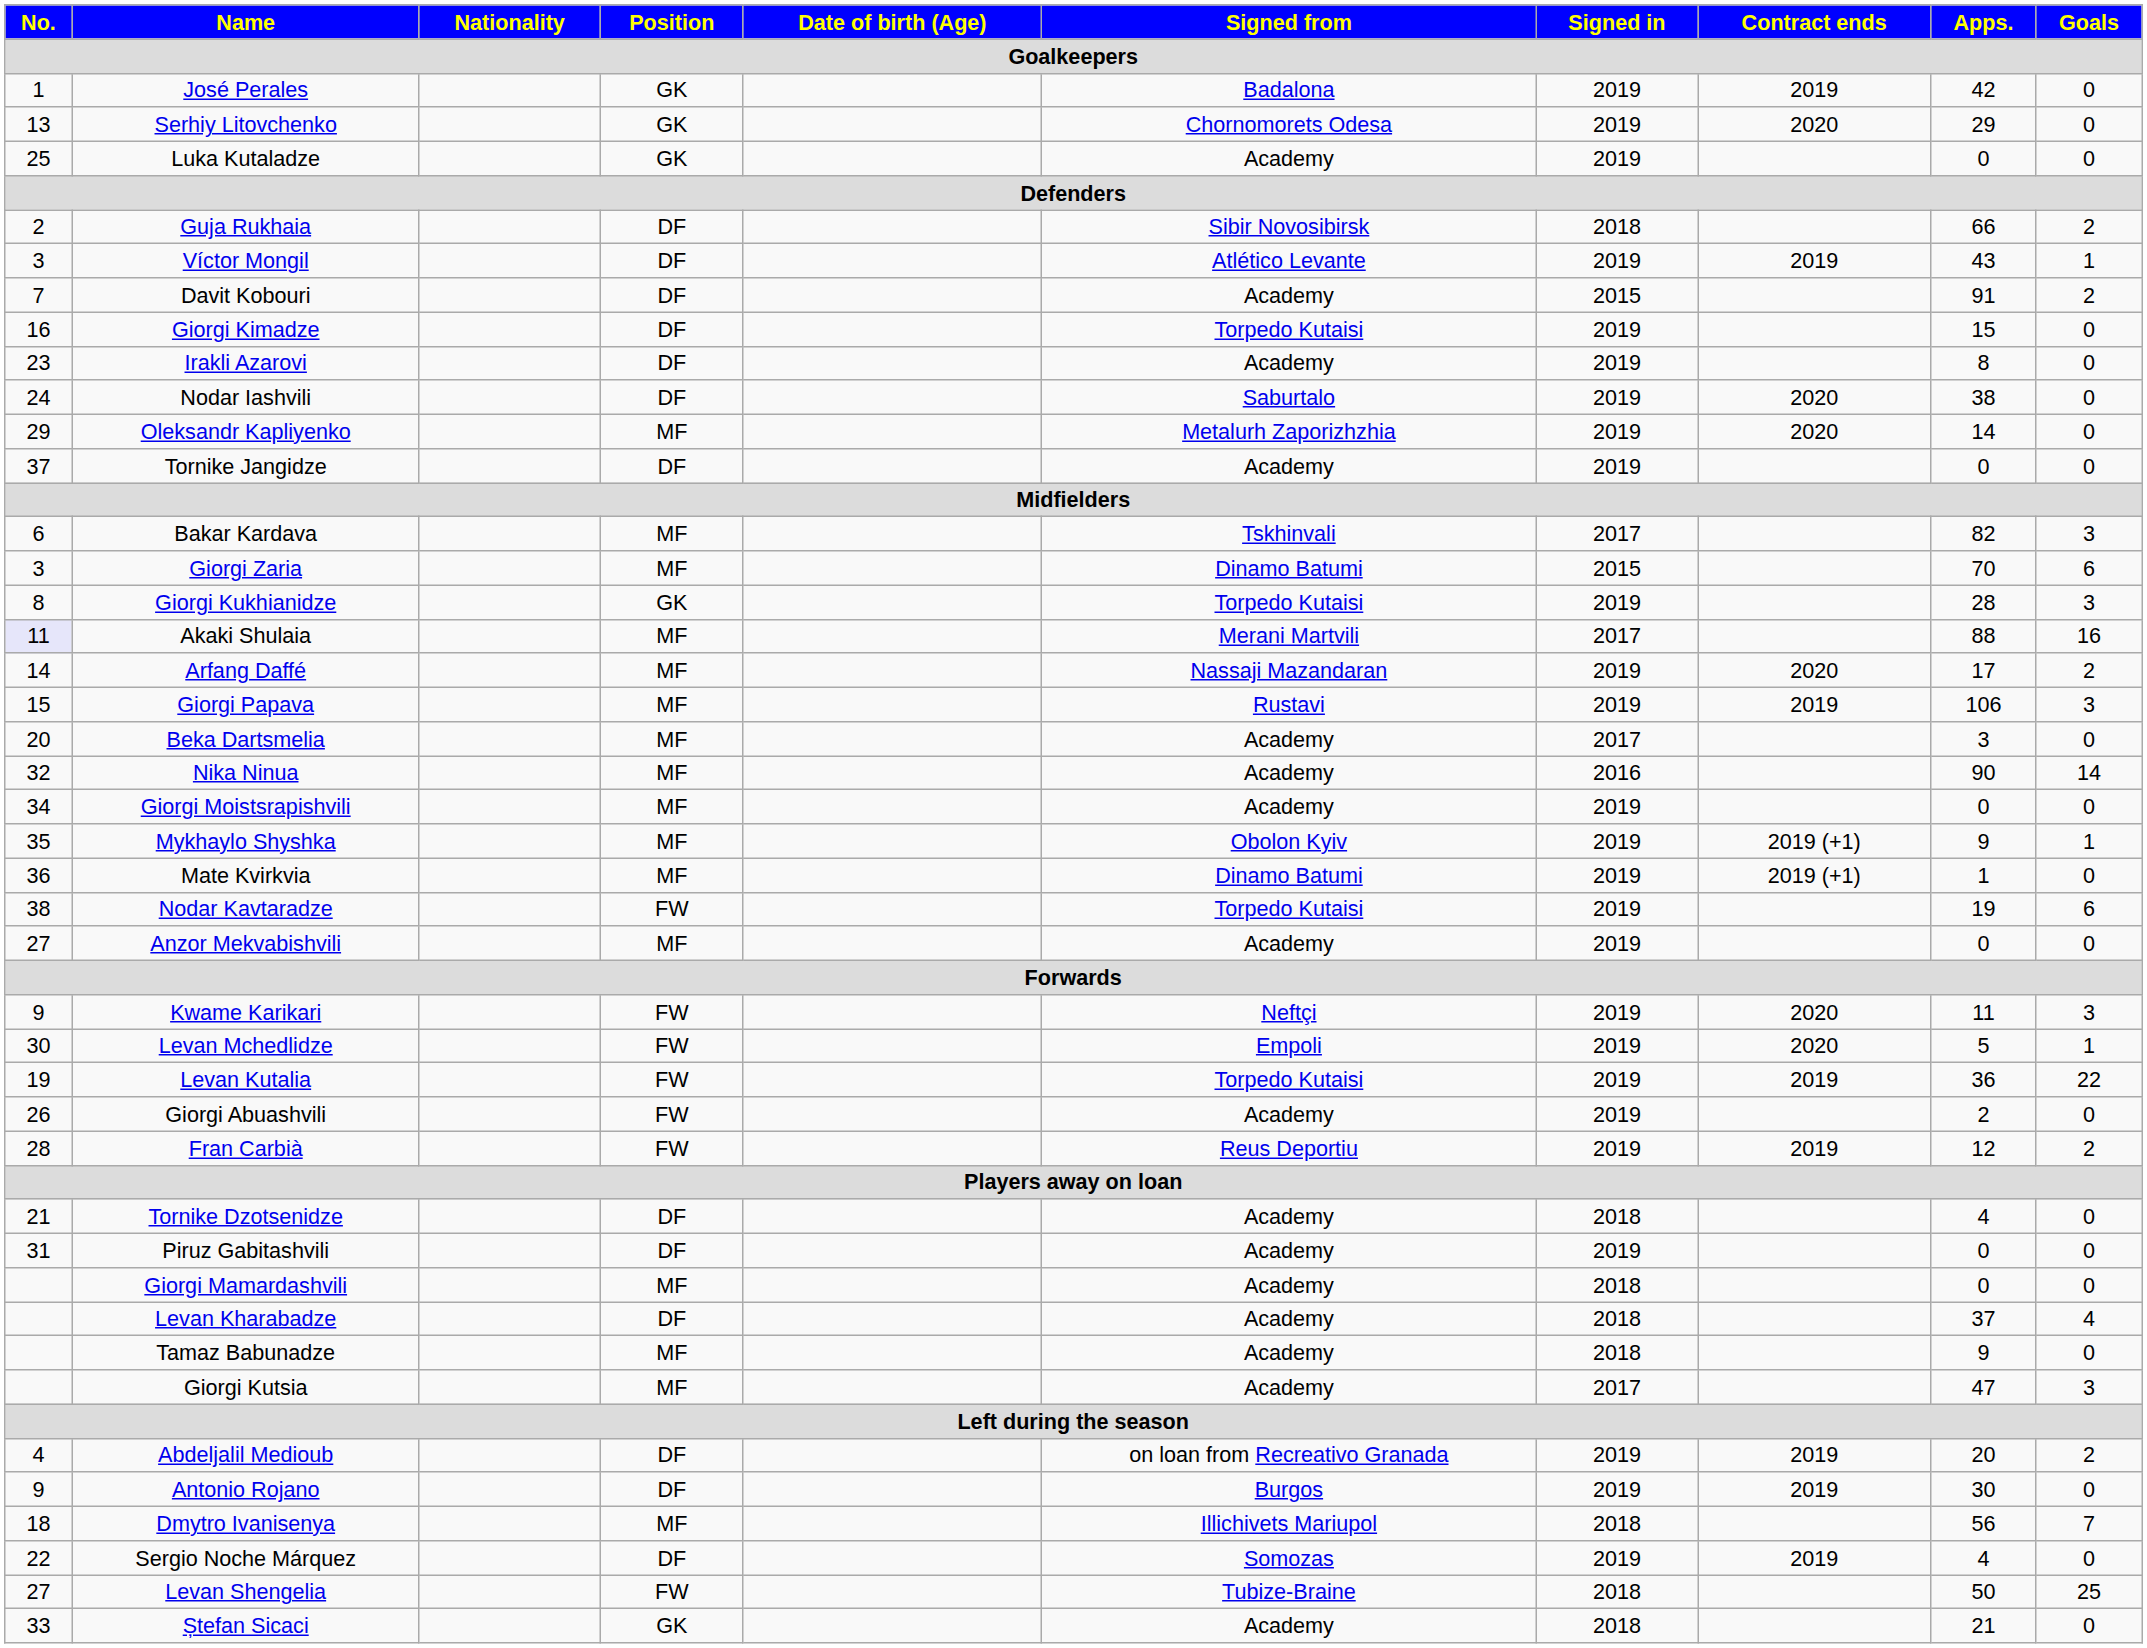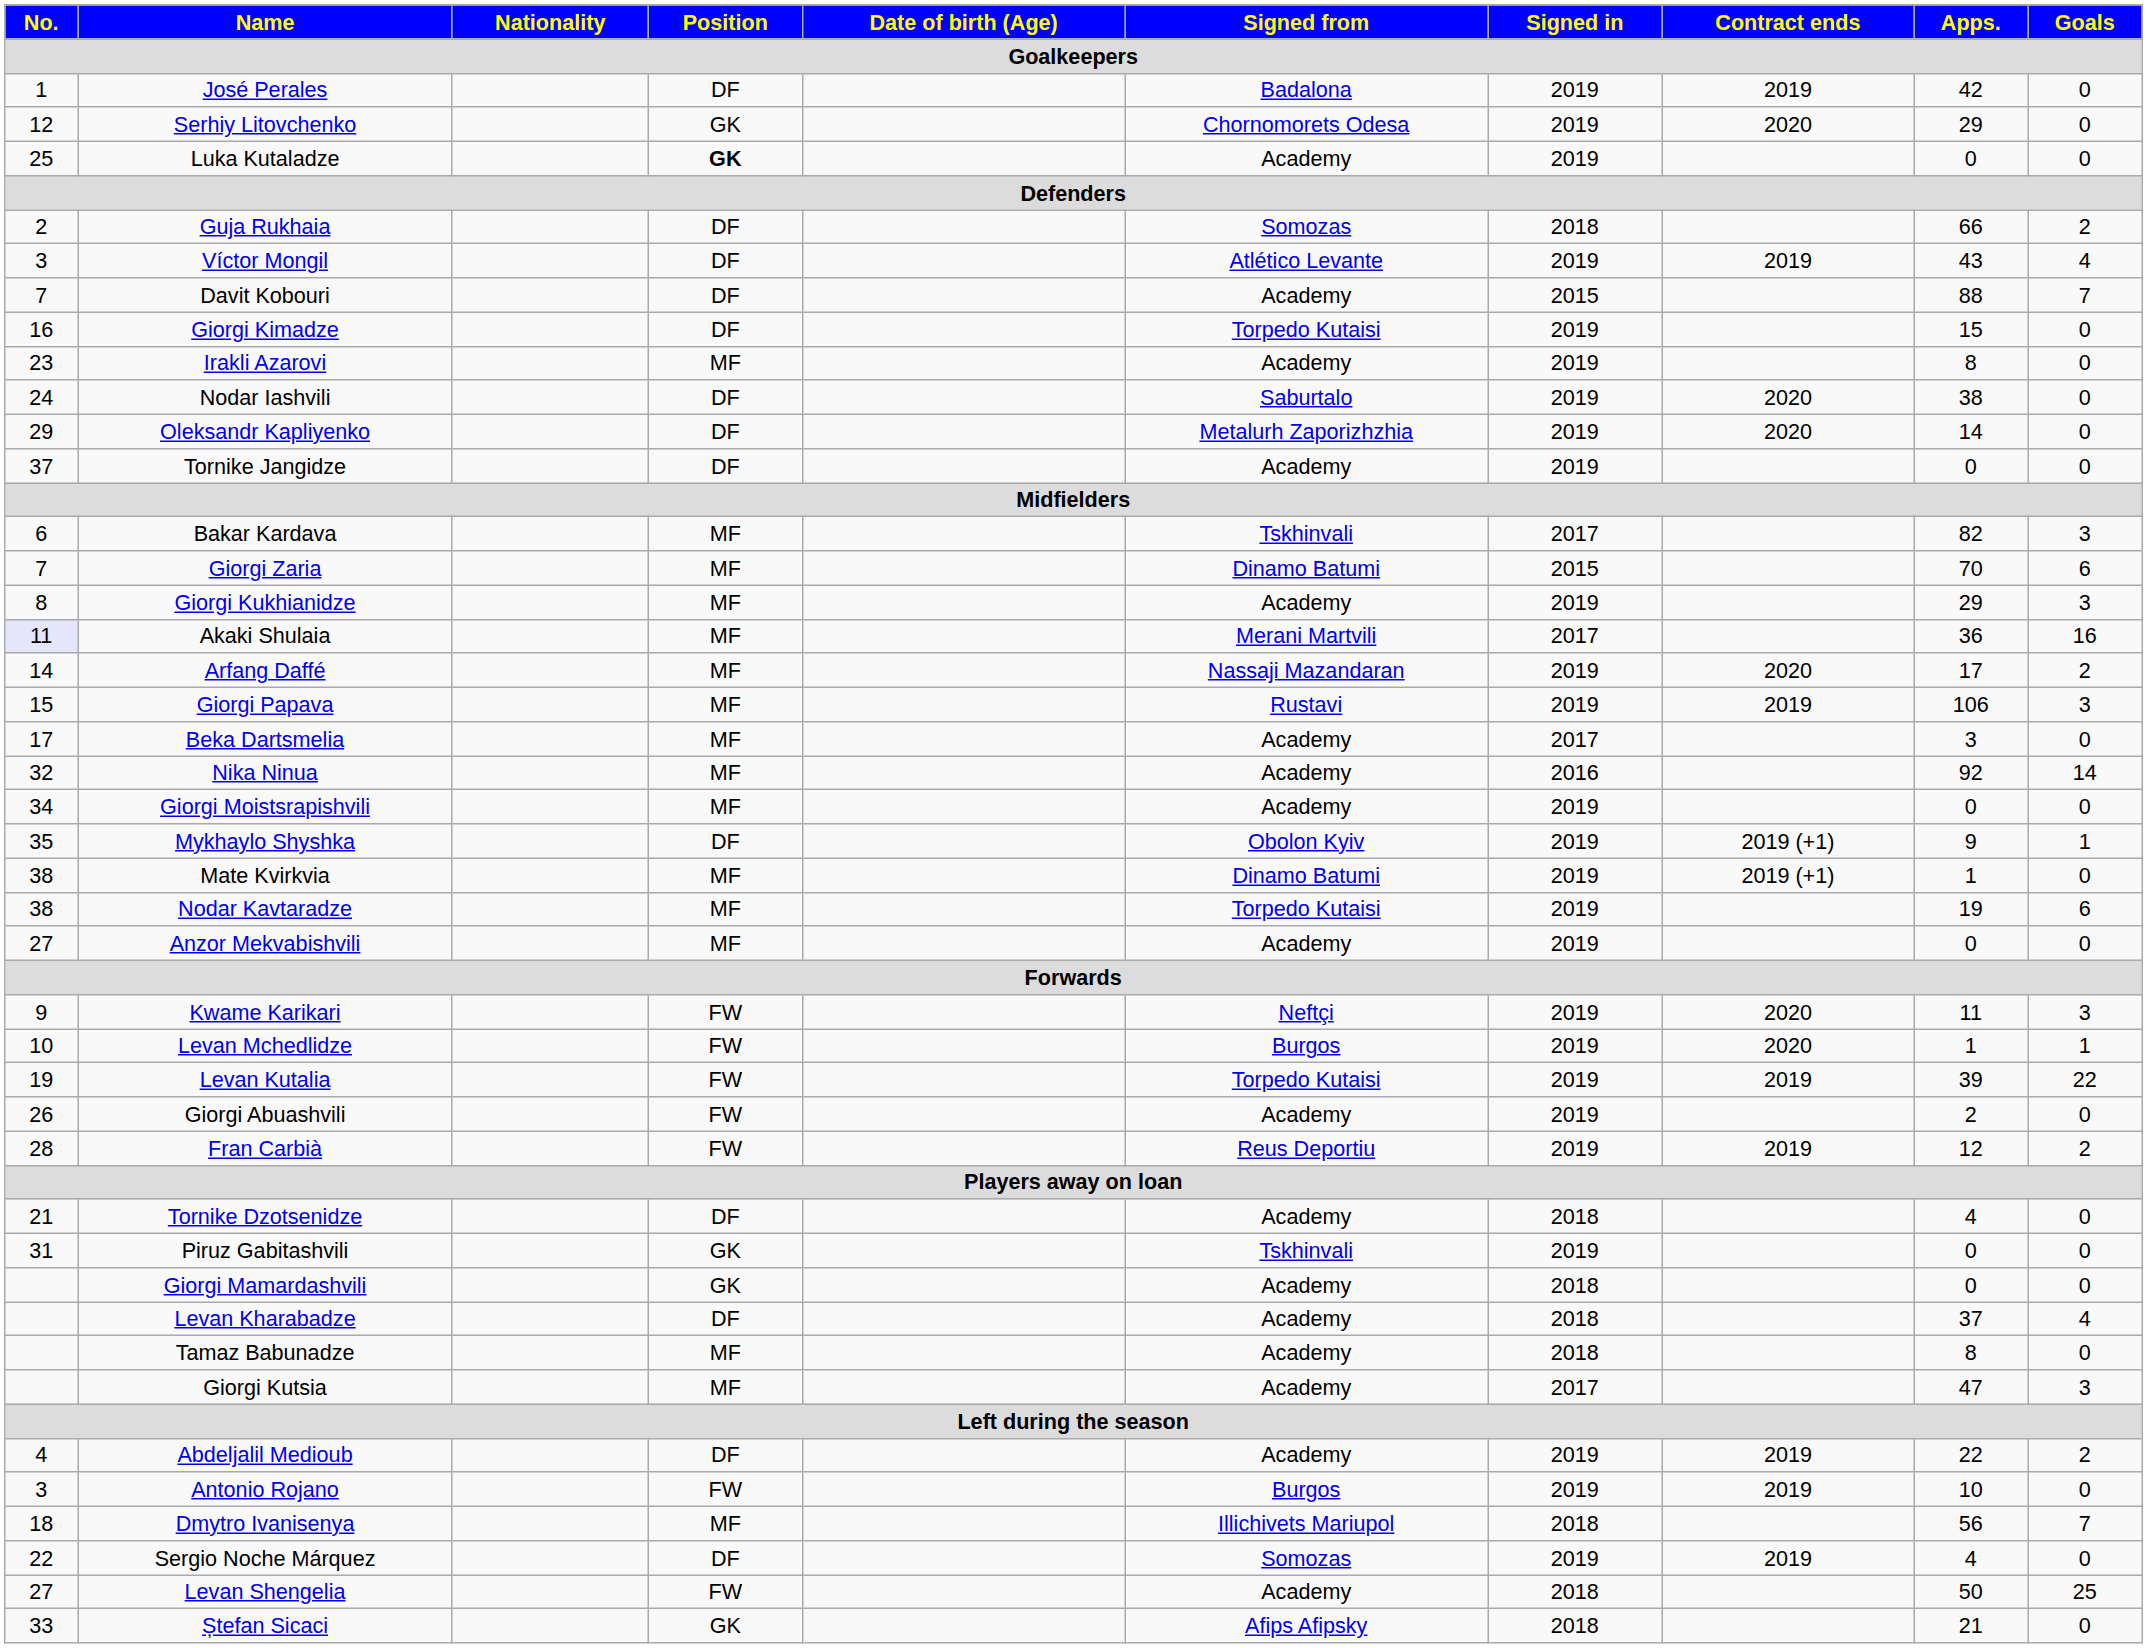(672, 90) GK -> (725, 90) DF
(38, 125) 13 -> (41, 125) 12
(672, 159) normal -> (725, 159) bold
(1289, 227) Sibir Novosibirsk -> (1306, 227) Somozas
(2089, 261) 1 -> (2085, 261) 4
(1983, 295) 91 -> (1971, 295) 88
(2089, 295) 2 -> (2085, 295) 7
(672, 363) DF -> (725, 363) MF
(672, 432) MF -> (725, 432) DF
(38, 568) 3 -> (41, 568) 7
(672, 602) GK -> (725, 602) MF
(1289, 602) Torpedo Kutaisi -> (1306, 602) Academy
(1983, 602) 28 -> (1971, 602) 29
(1983, 636) 88 -> (1971, 636) 36
(38, 739) 20 -> (41, 739) 17
(1983, 773) 90 -> (1971, 773) 92
(672, 841) MF -> (725, 841) DF
(38, 875) 36 -> (41, 875) 38
(672, 909) FW -> (725, 909) MF
(38, 1046) 30 -> (41, 1046) 10
(1289, 1046) Empoli -> (1306, 1046) Burgos
(1983, 1046) 5 -> (1971, 1046) 1
(1983, 1080) 36 -> (1971, 1080) 39
(672, 1251) DF -> (725, 1251) GK
(1289, 1251) Academy -> (1306, 1251) Tskhinvali
(672, 1285) MF -> (725, 1285) GK
(1983, 1353) 9 -> (1971, 1353) 8
(1289, 1455) on loan from Recreativo Granada -> (1306, 1455) Academy
(1983, 1455) 20 -> (1971, 1455) 22
(38, 1490) 9 -> (41, 1490) 3
(672, 1490) DF -> (725, 1490) FW
(1983, 1490) 30 -> (1971, 1490) 10
(1289, 1592) Tubize-Braine -> (1306, 1592) Academy
(1289, 1626) Academy -> (1306, 1626) Afips Afipsky
